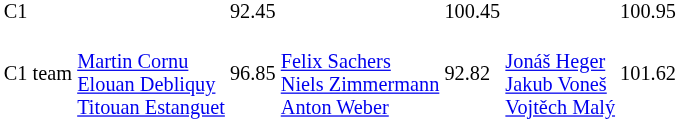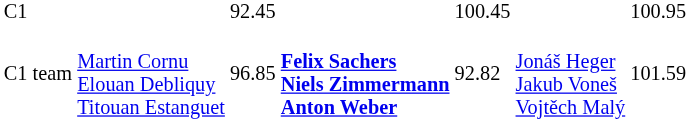(360, 84) normal -> (365, 84) bold
(648, 73) 101.62 -> (658, 73) 101.59
